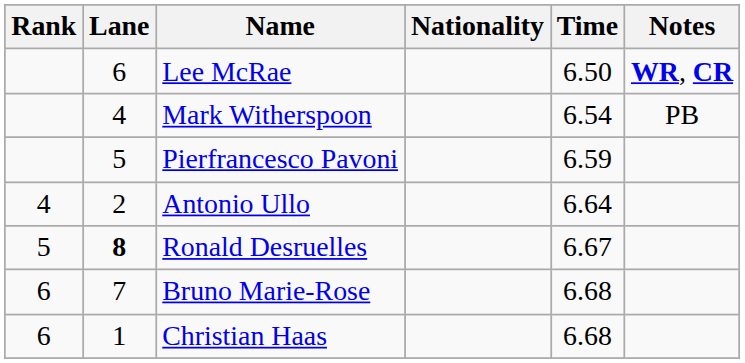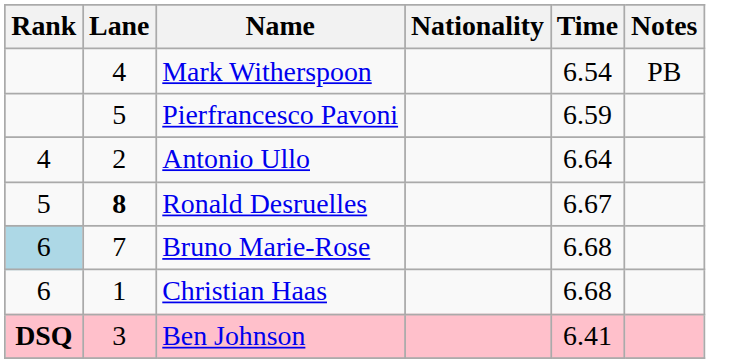- row: (227, 70)
(44, 291) no background -> (44, 247) lightblue background
+ row: (234, 335)
